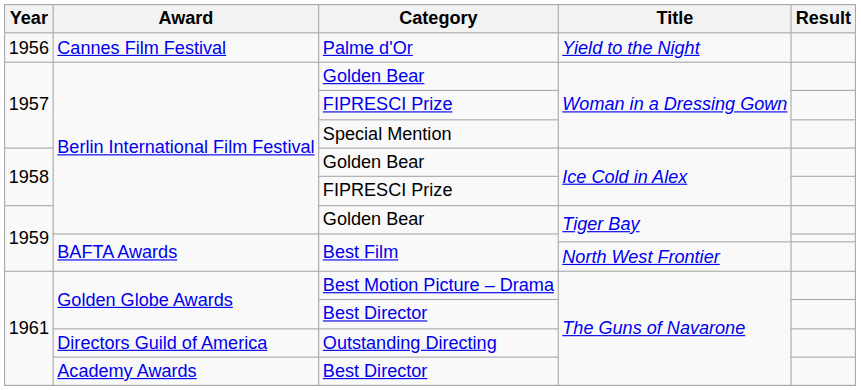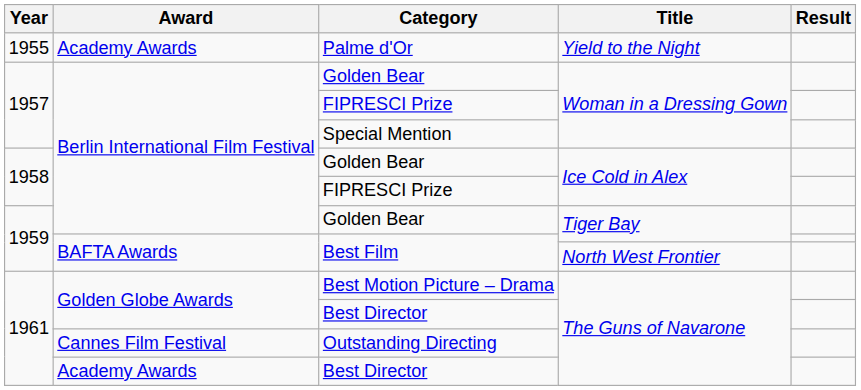(29, 47) 1956 -> (29, 47) 1955
(142, 47) Cannes Film Festival -> (127, 47) Academy Awards
(162, 342) Directors Guild of America -> (142, 342) Cannes Film Festival
